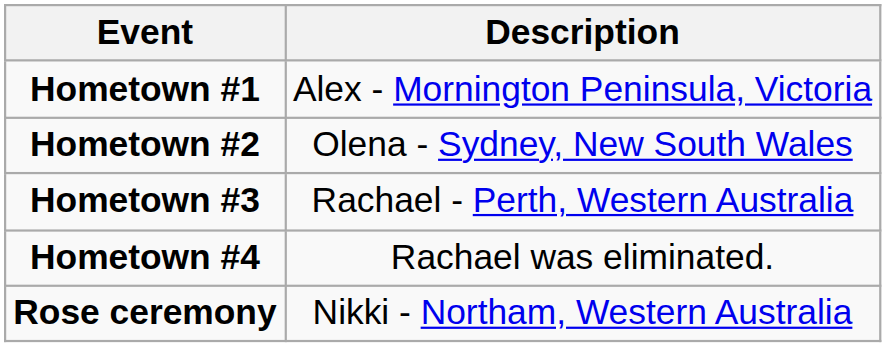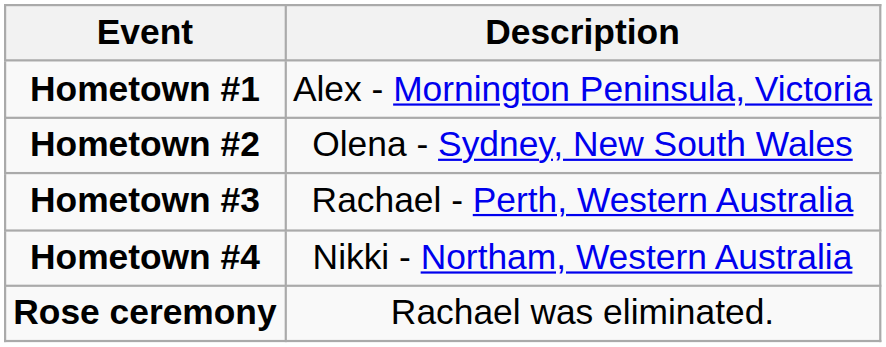(582, 256) Rachael was eliminated. -> (582, 256) Nikki - Northam, Western Australia
(582, 312) Nikki - Northam, Western Australia -> (582, 312) Rachael was eliminated.
